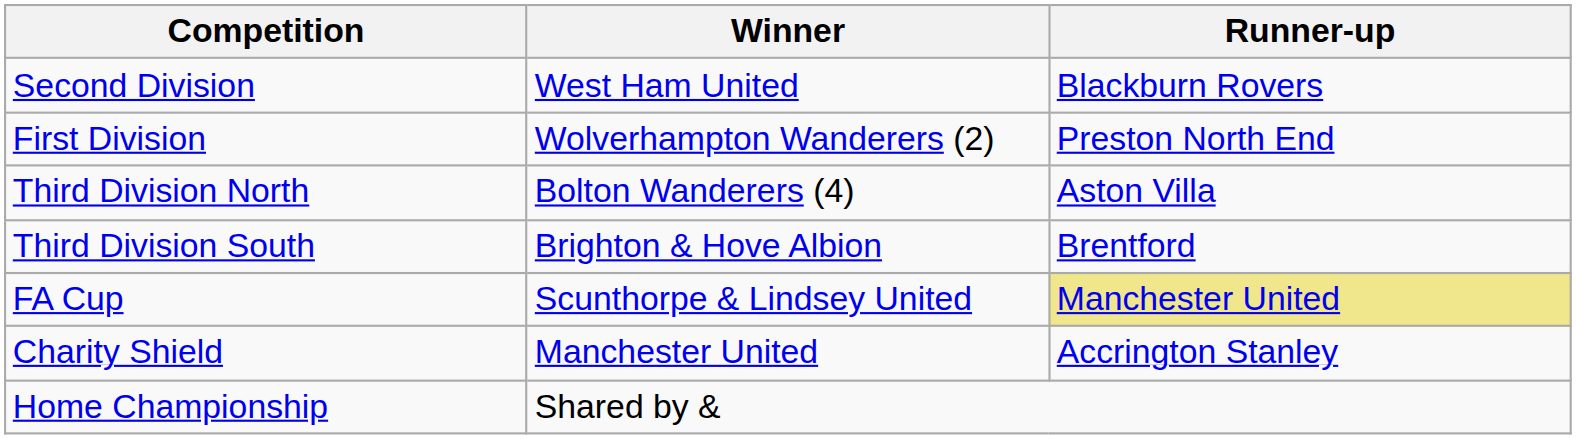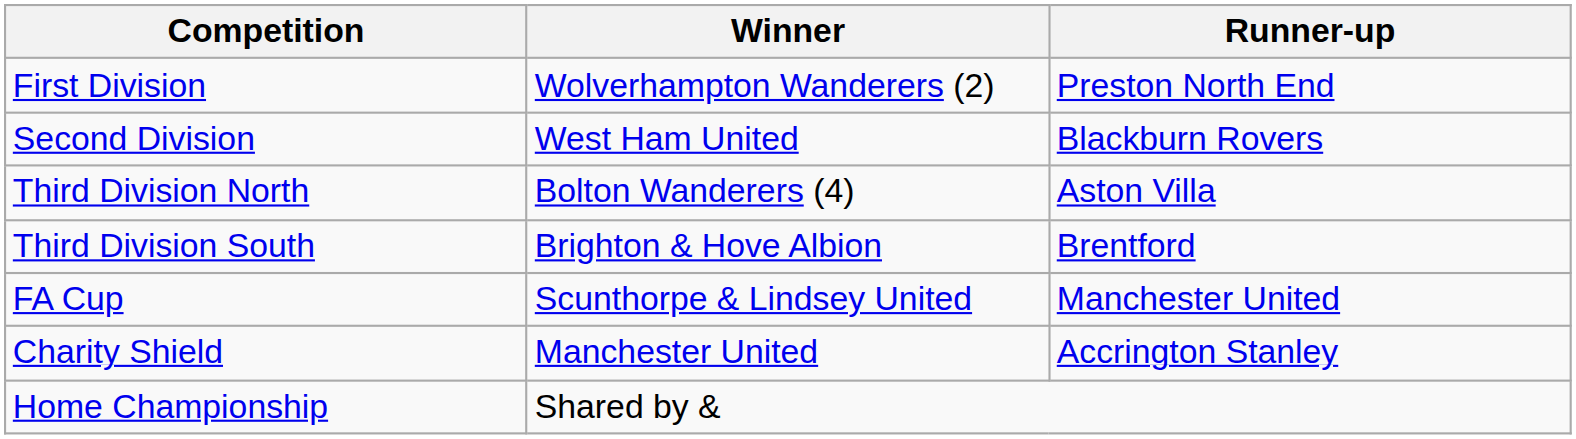rows swapped: (109, 138) <-> (134, 84)
(1198, 298) khaki background -> (1198, 298) no background
